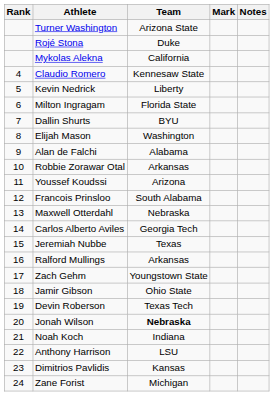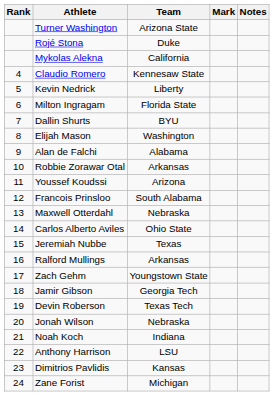(169, 228) Georgia Tech -> (169, 228) Ohio State
(169, 290) Ohio State -> (169, 290) Georgia Tech
(169, 321) bold -> (169, 321) normal
